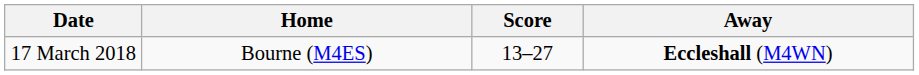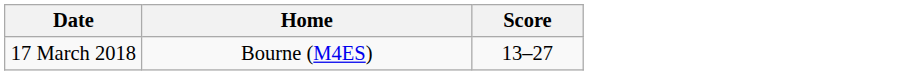- column: (748, 20)
